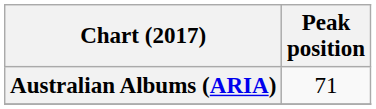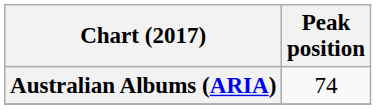(326, 85) 71 -> (326, 85) 74
